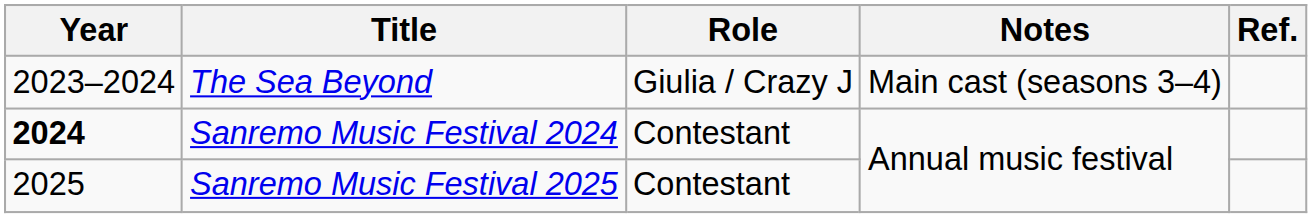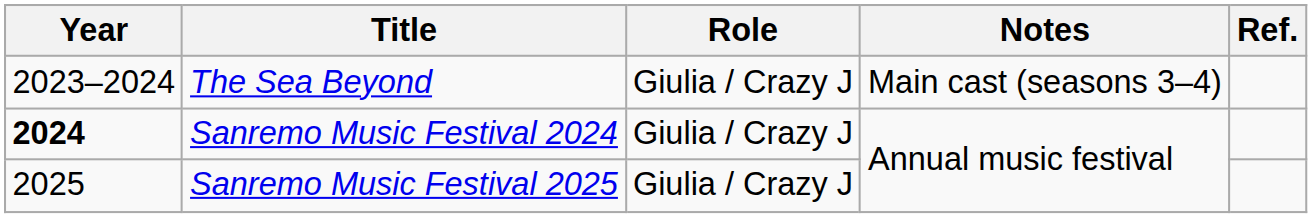(711, 133) Contestant -> (743, 133) Giulia / Crazy J
(711, 184) Contestant -> (743, 184) Giulia / Crazy J
